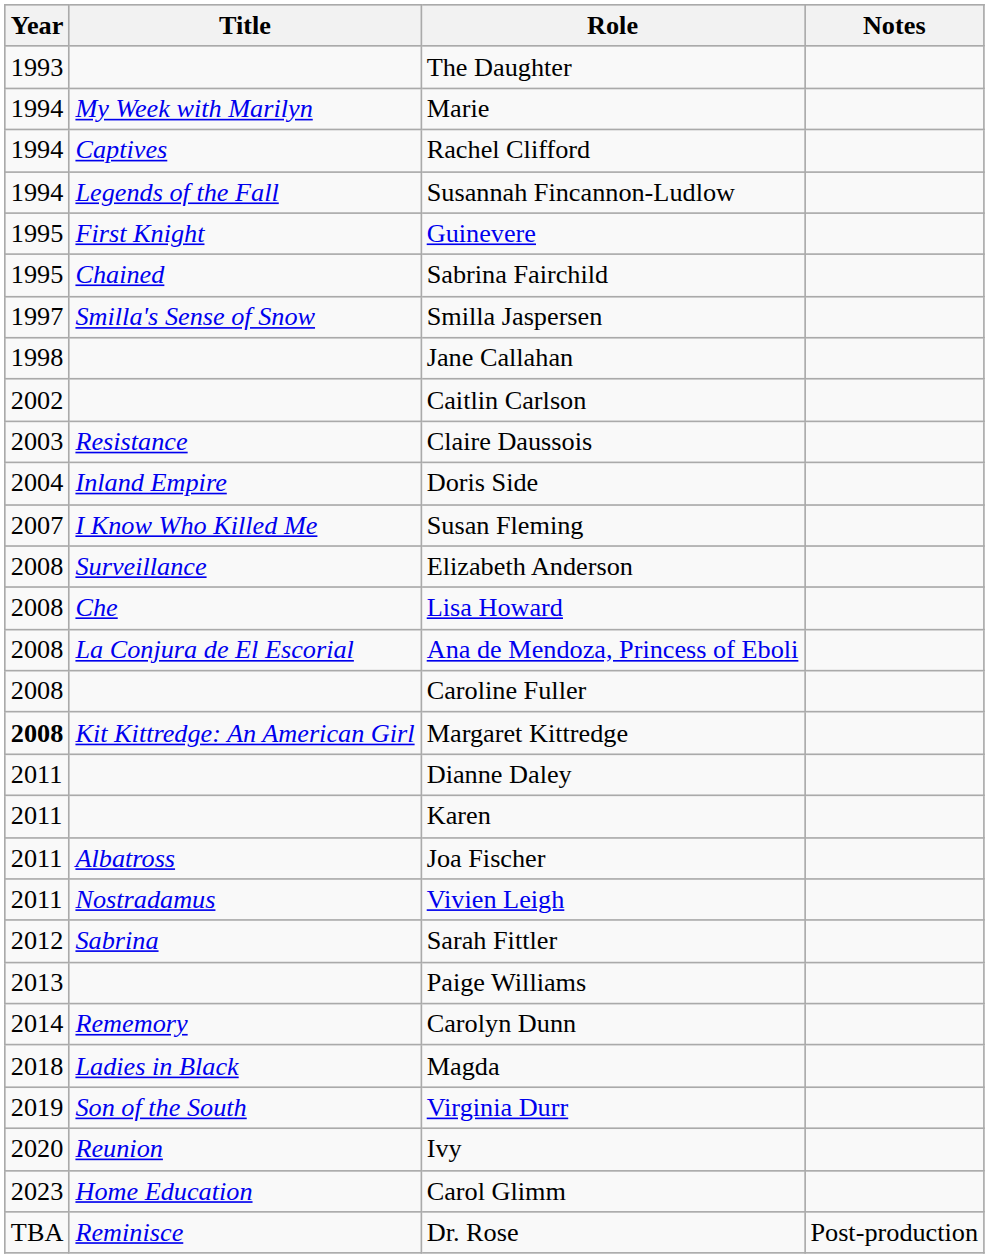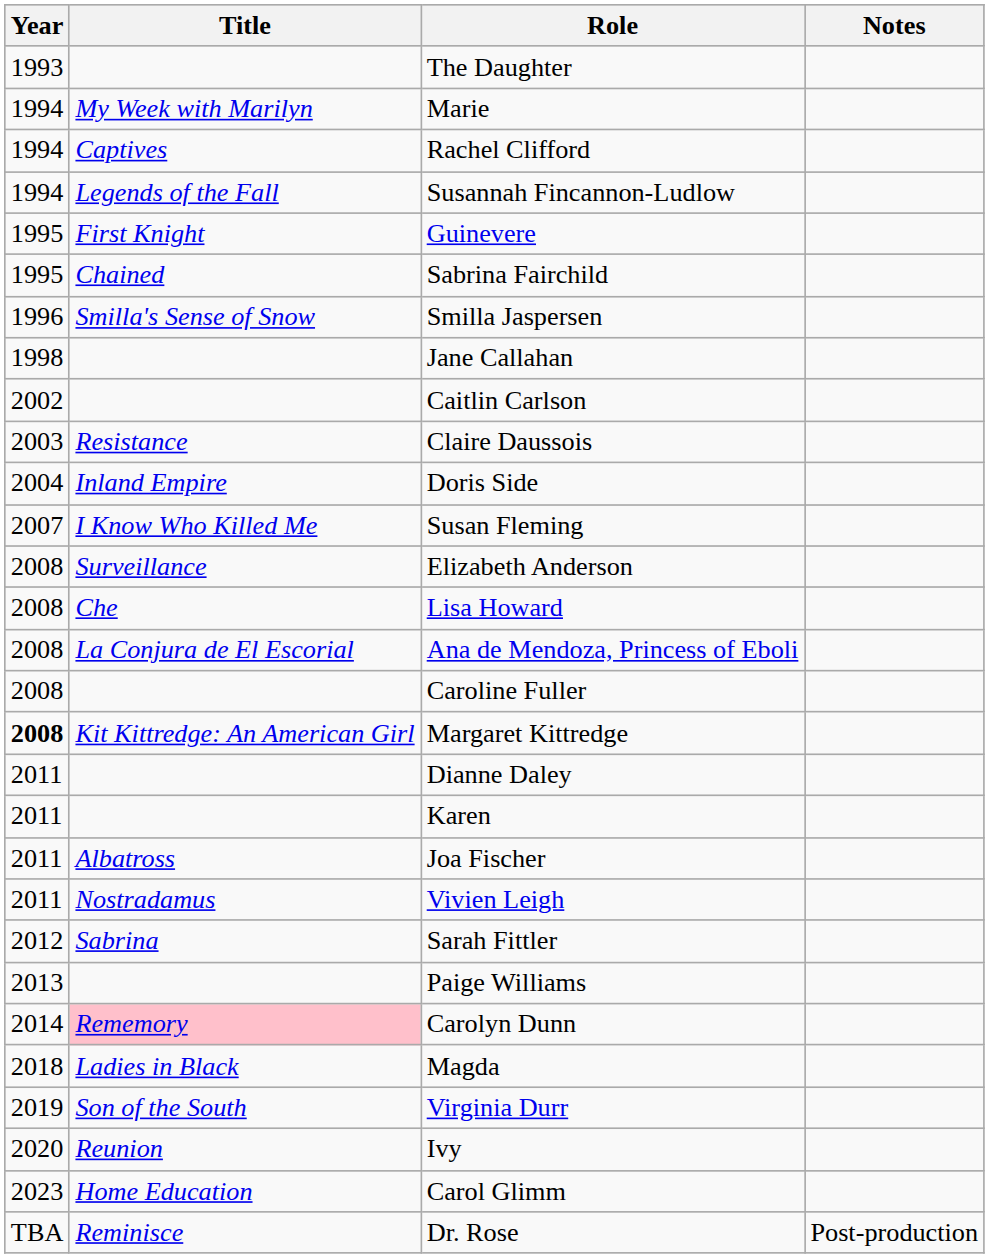(37, 316) 1997 -> (37, 316) 1996
(132, 1024) no background -> (132, 1024) pink background
